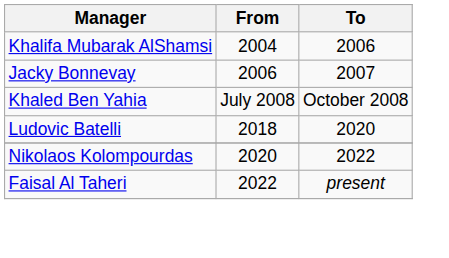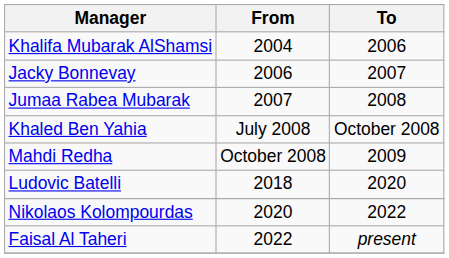+ row: (99, 101)
+ row: (60, 156)
